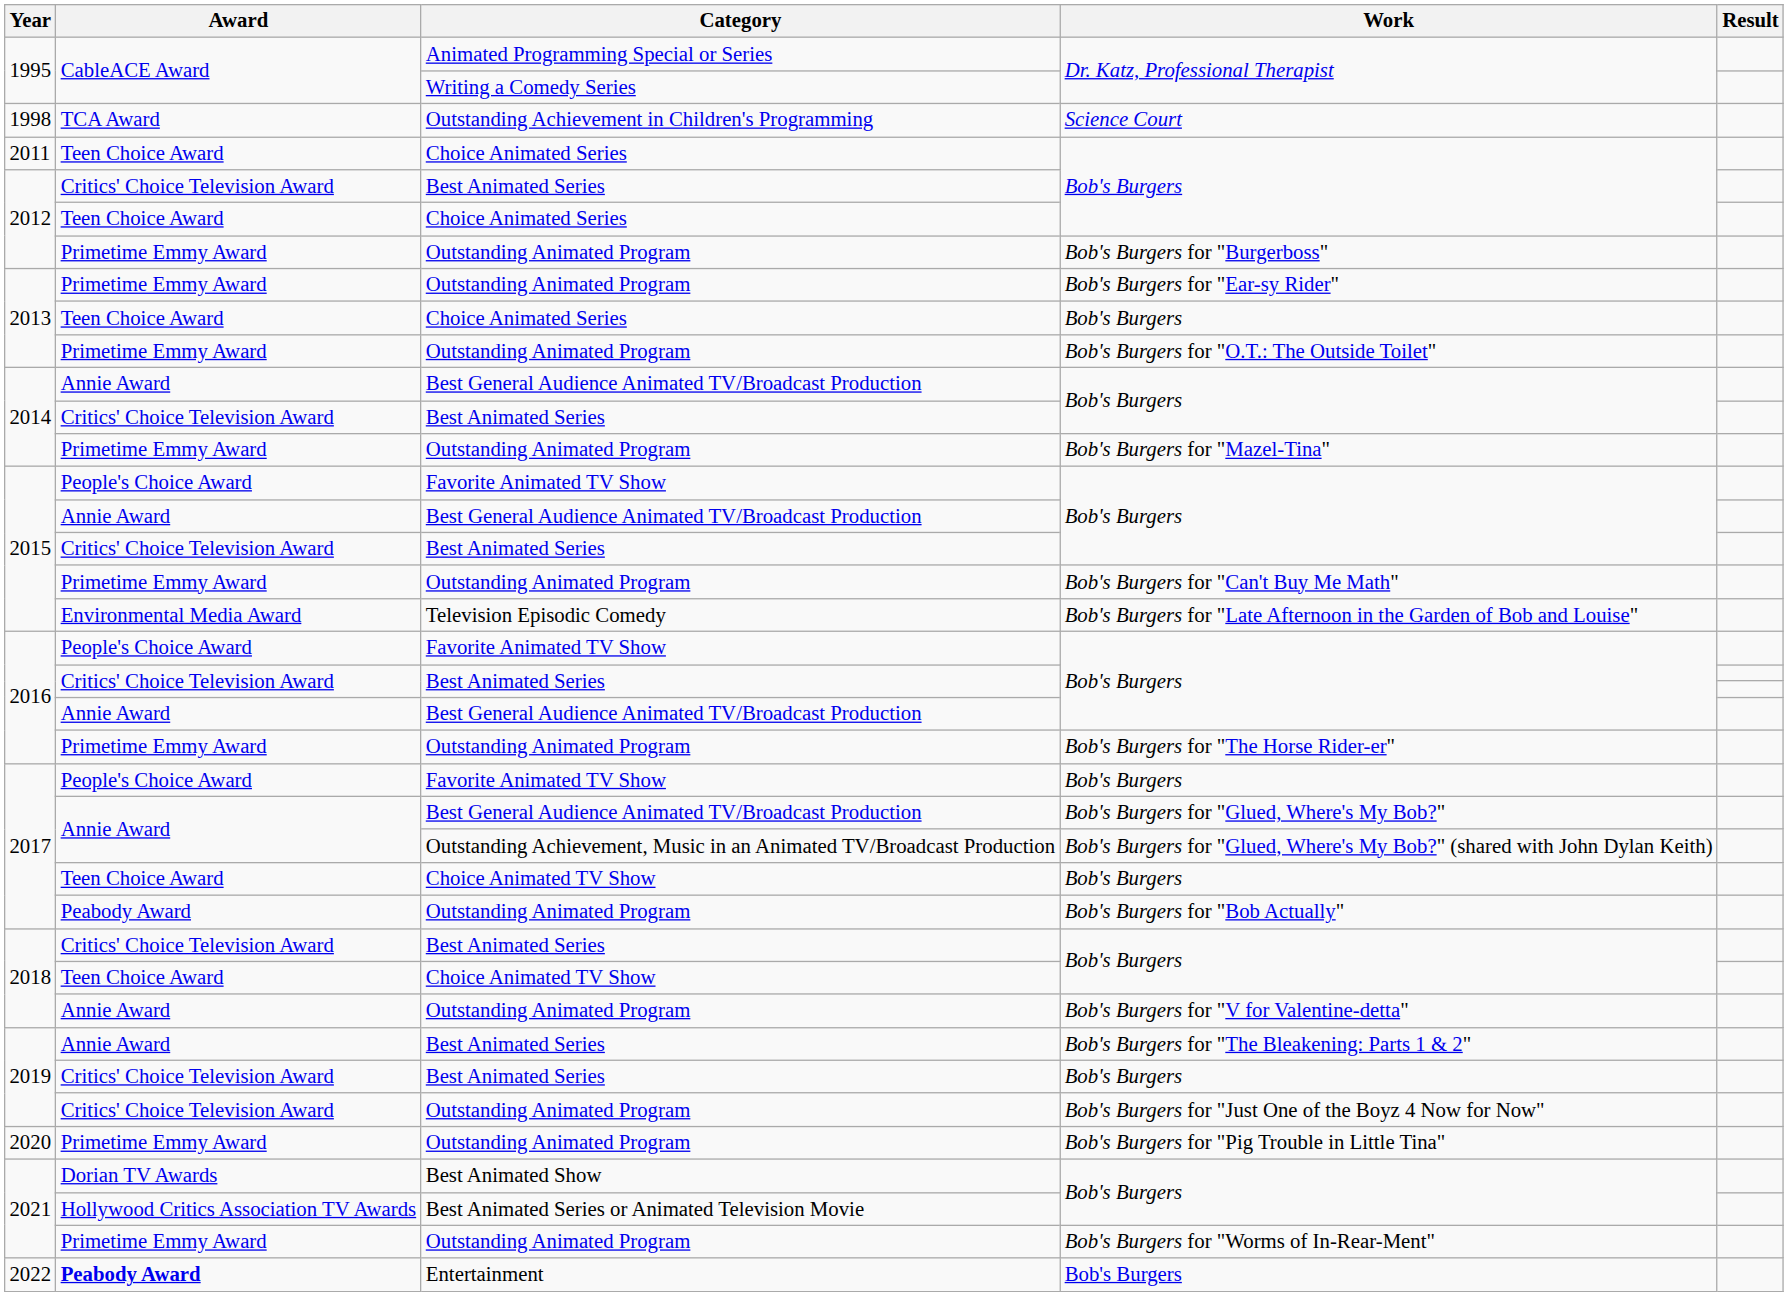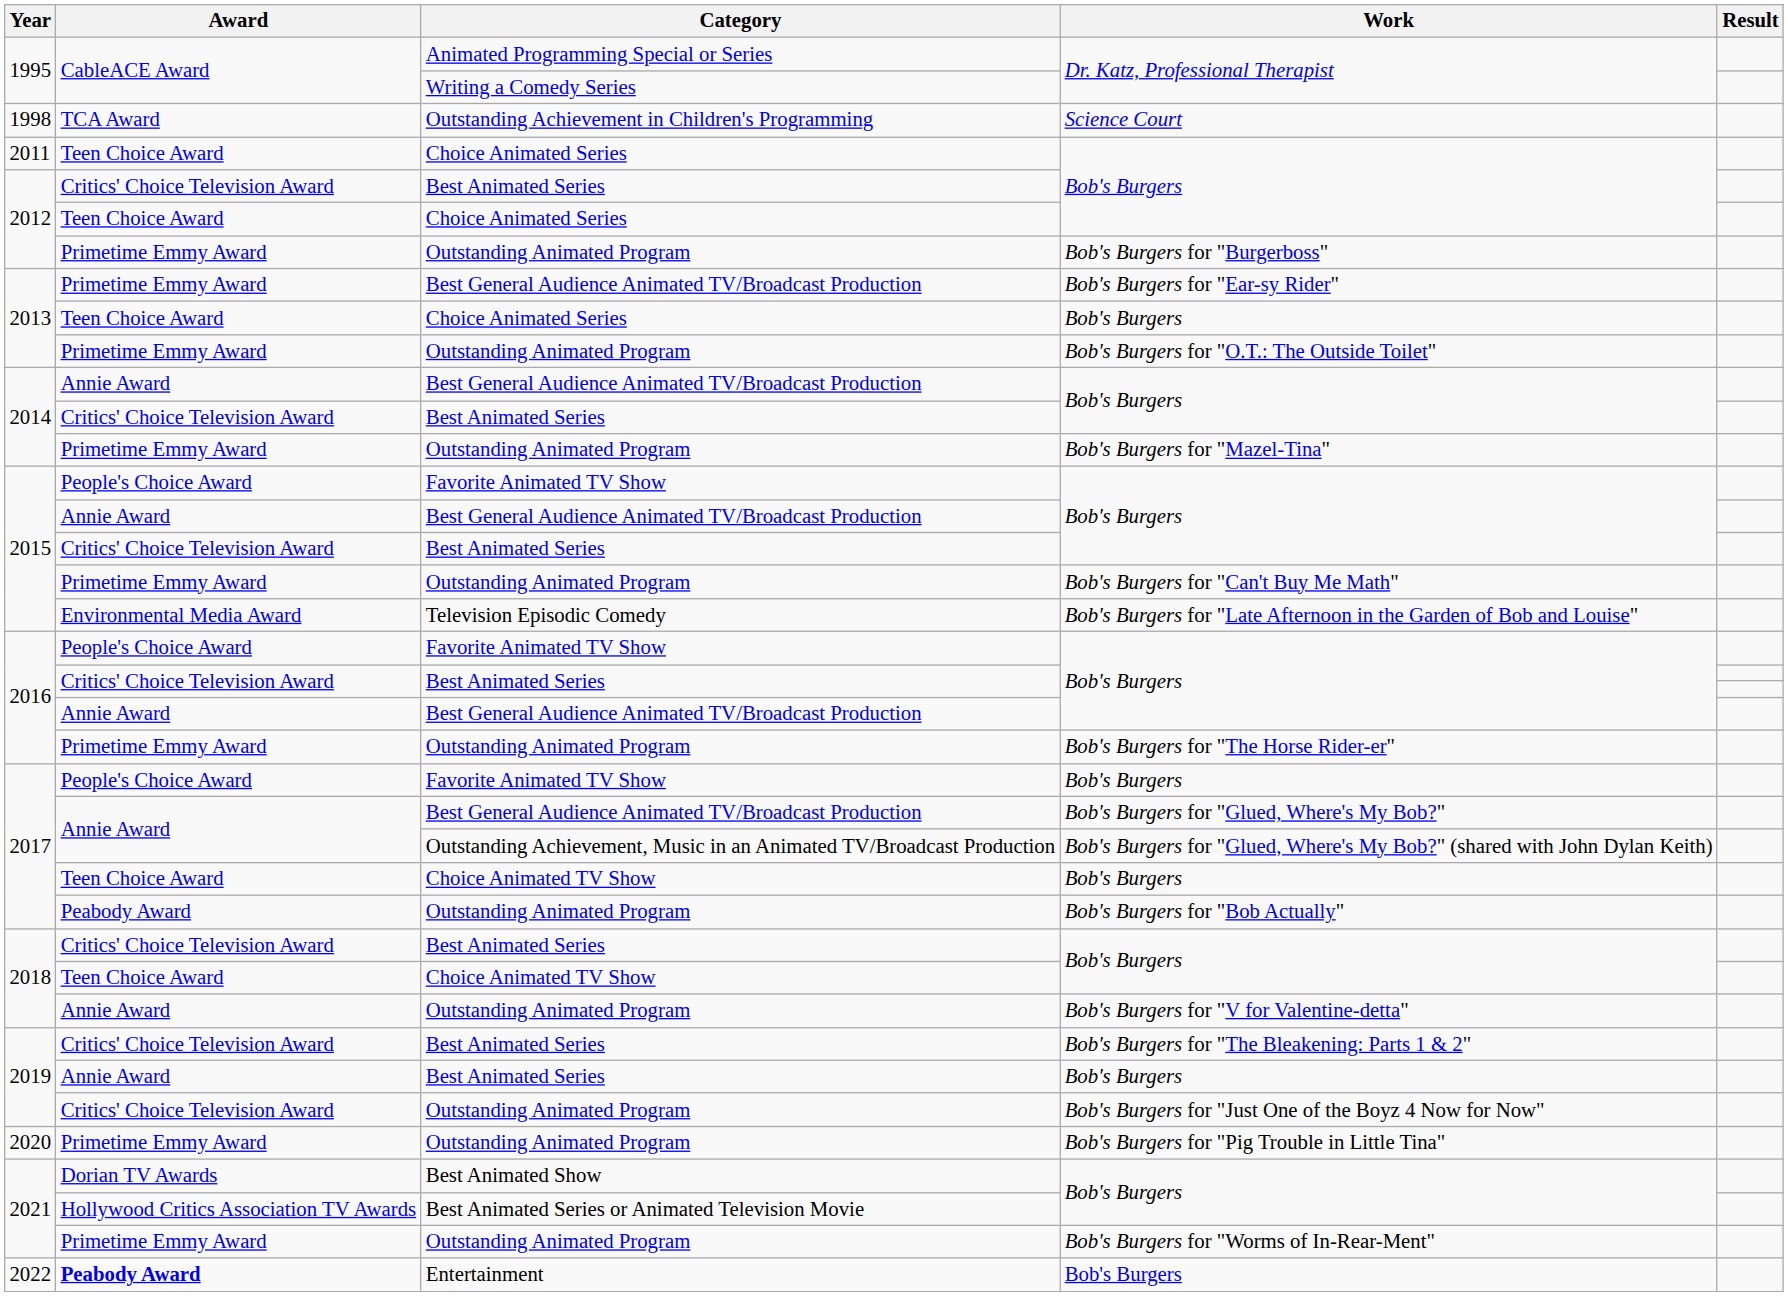(558, 284) Outstanding Animated Program -> (674, 284) Best General Audience Animated TV/Broadcast Production
(115, 1043) Annie Award -> (197, 1043) Critics' Choice Television Award
(197, 1076) Critics' Choice Television Award -> (115, 1076) Annie Award
